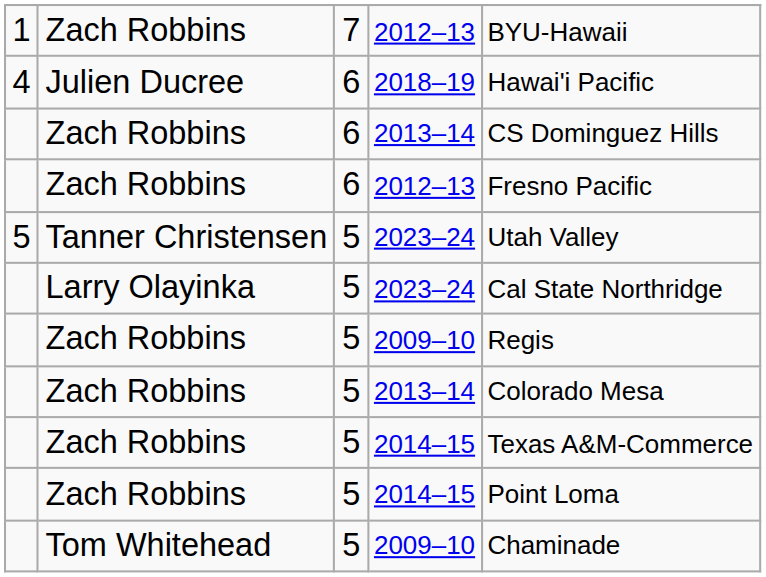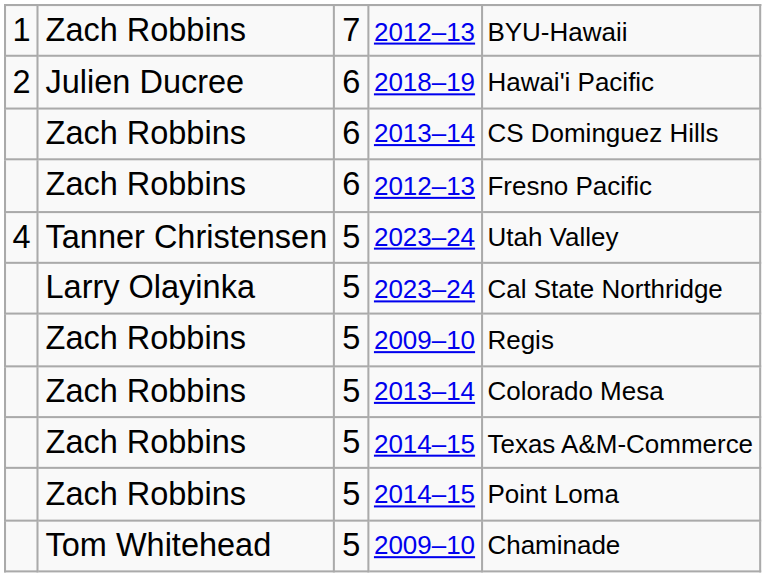(22, 81) 4 -> (22, 81) 2
(22, 236) 5 -> (22, 236) 4
